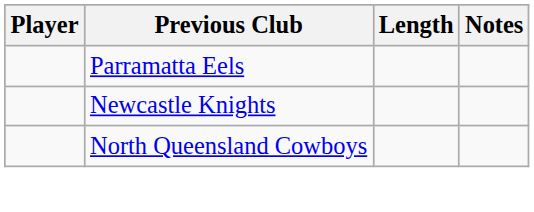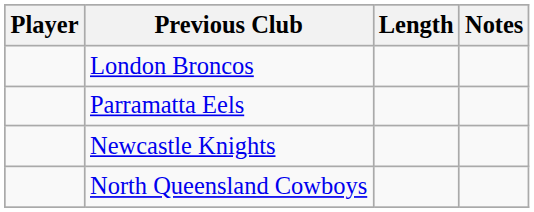+ row: (172, 65)
